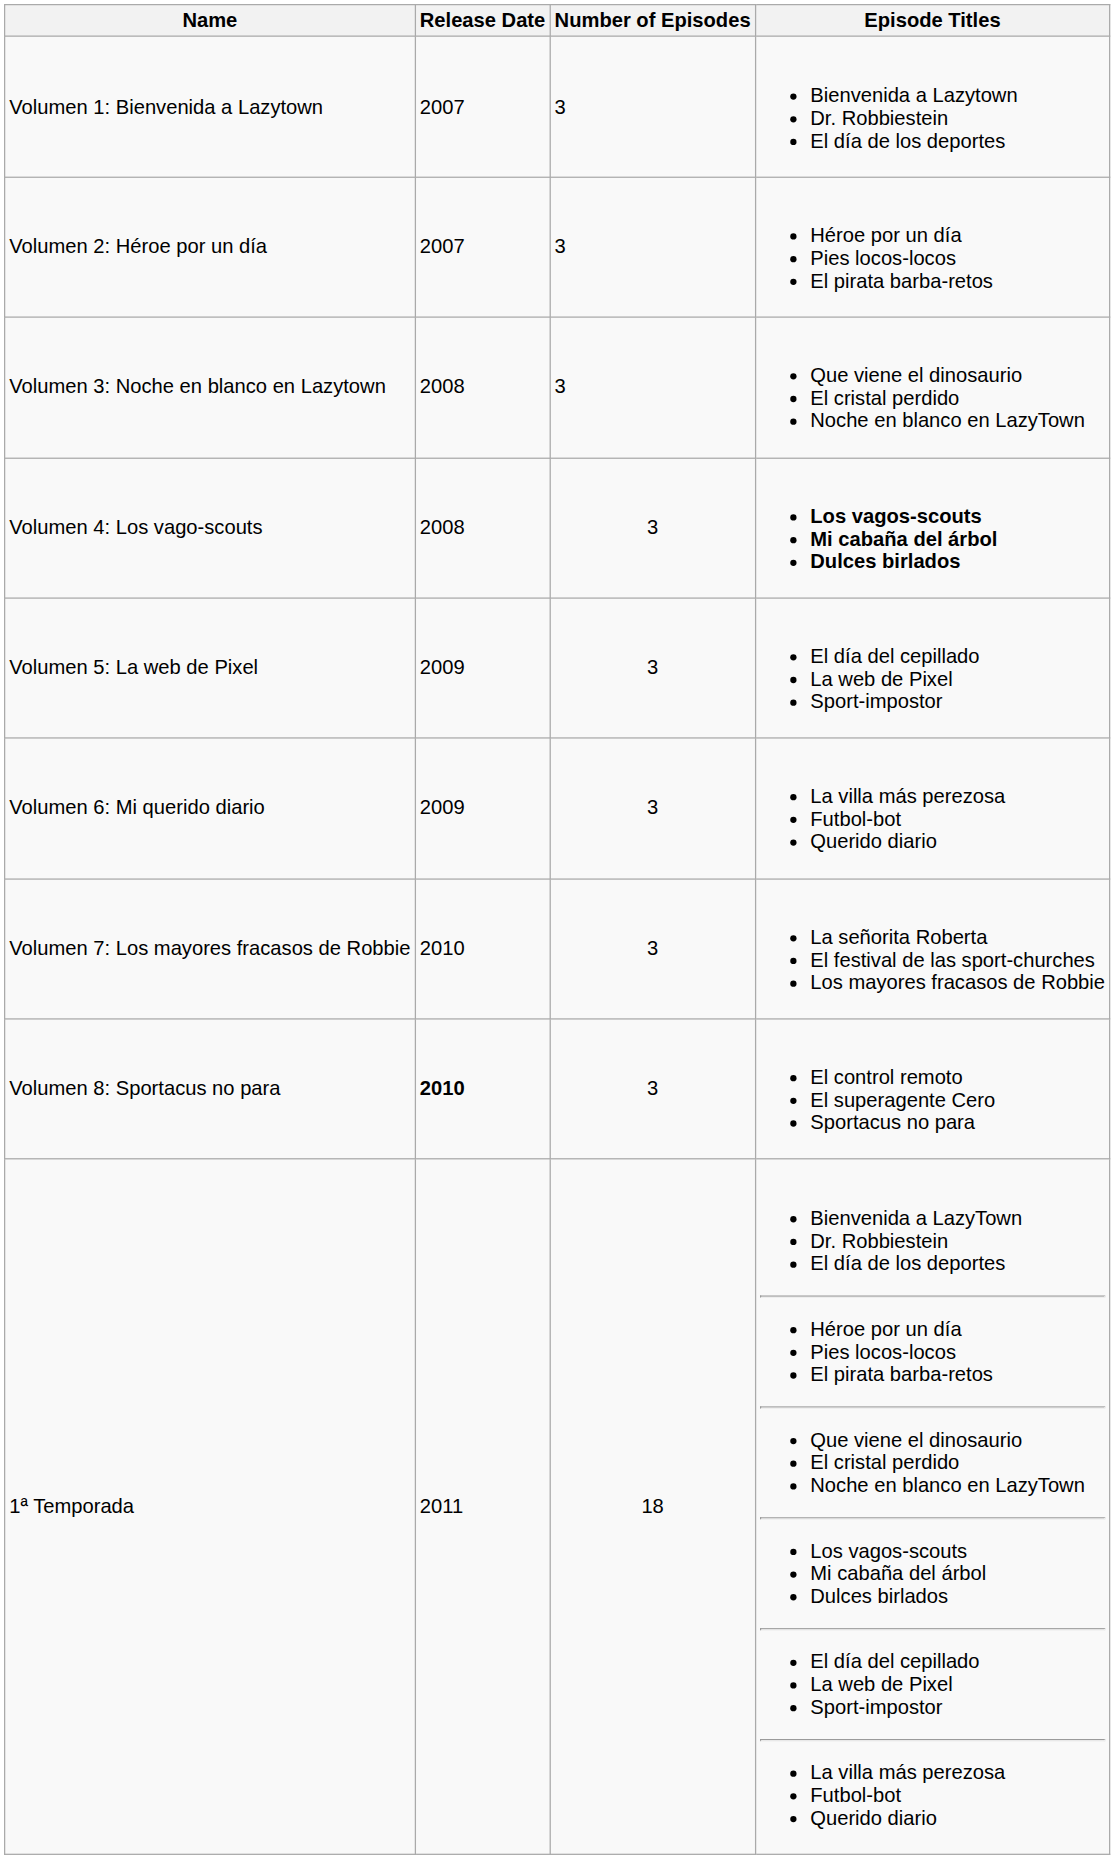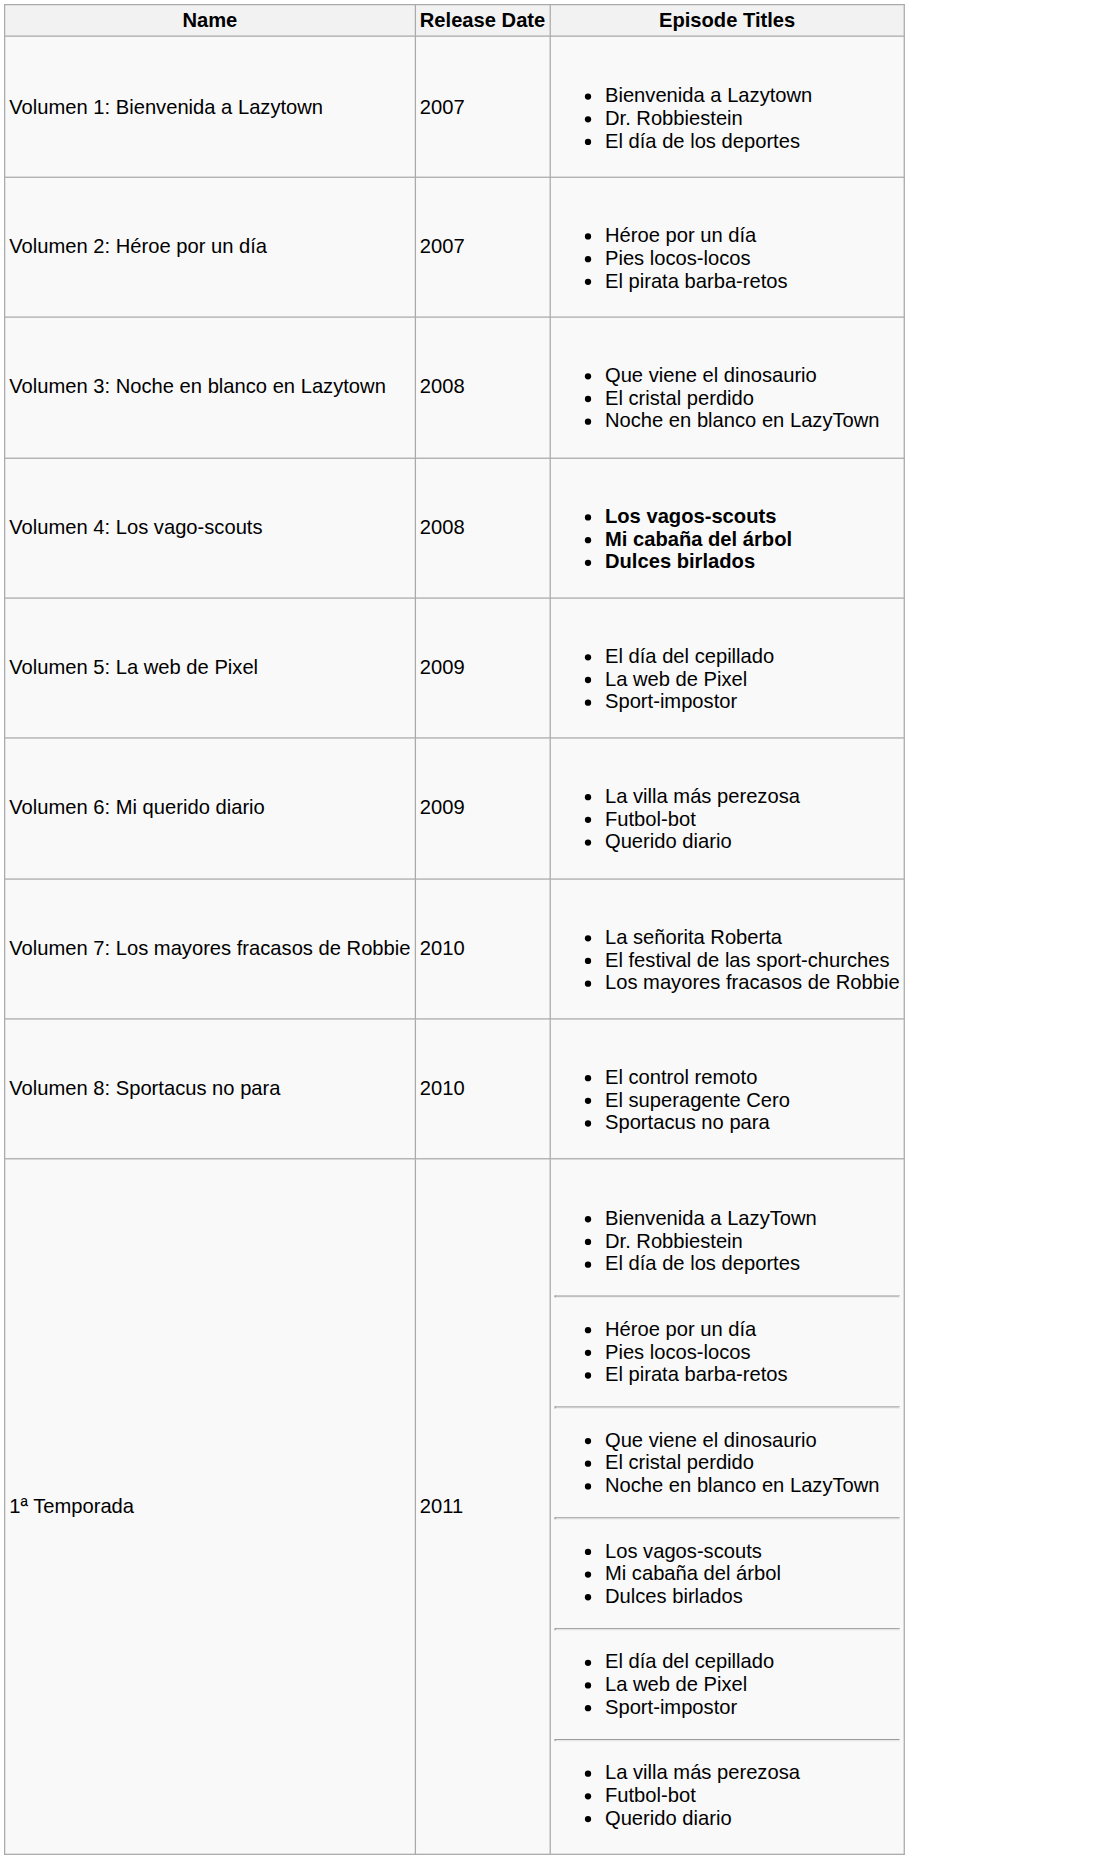- column: (653, 20)
(442, 1088) bold -> (442, 1088) normal
